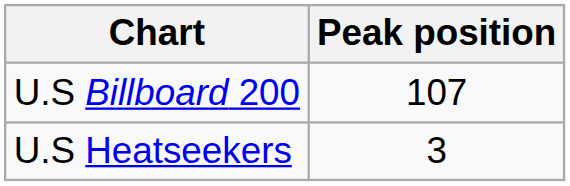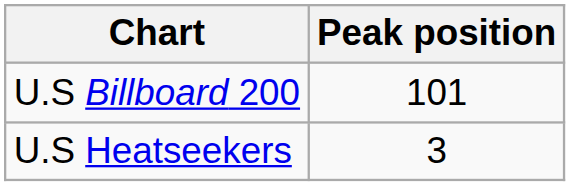(437, 92) 107 -> (437, 92) 101
